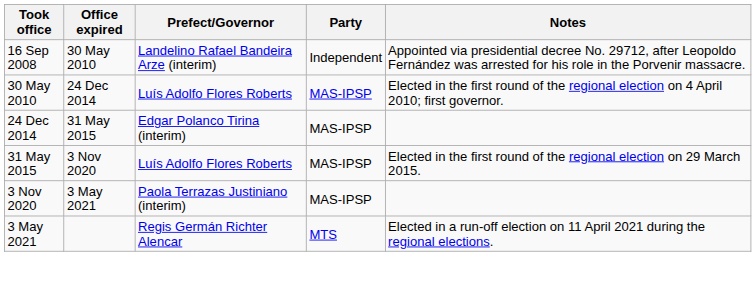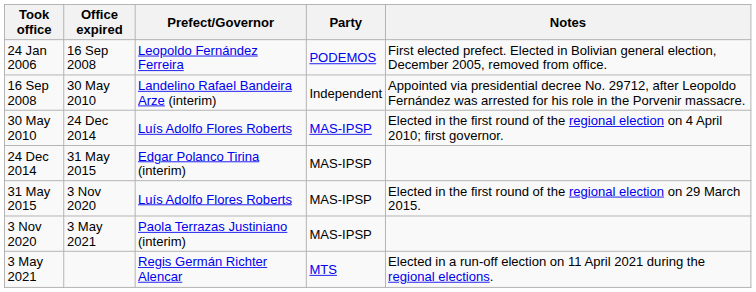+ row: (27, 58)
